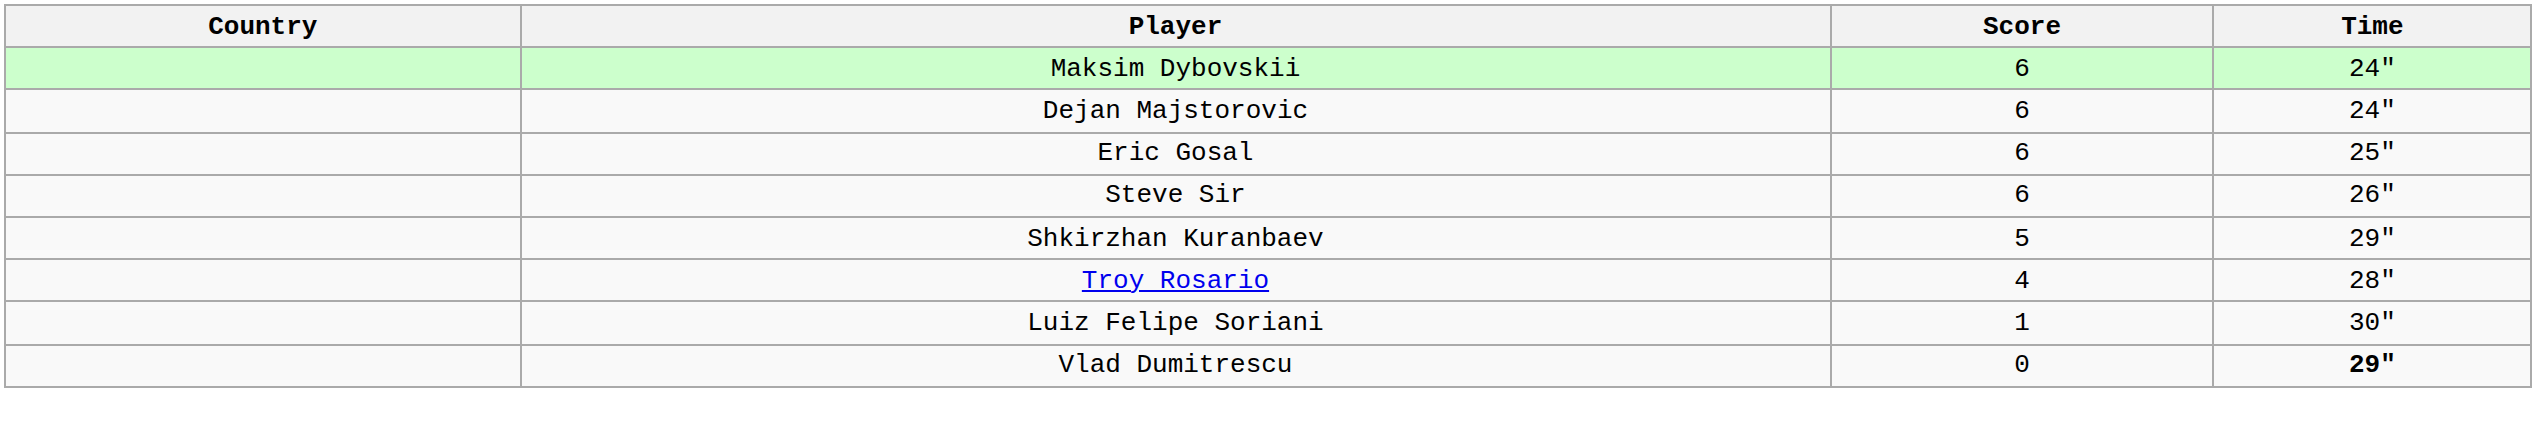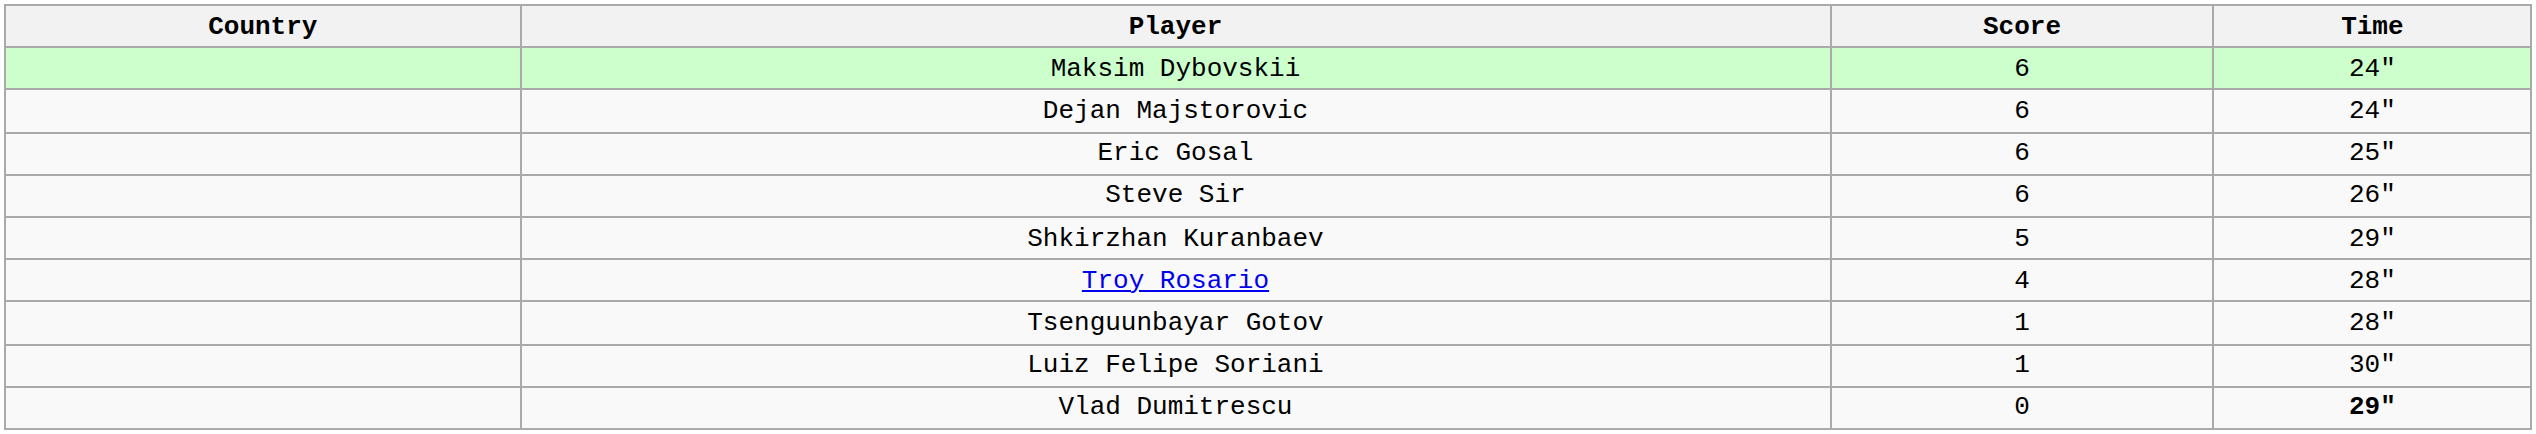+ row: (1175, 323)
